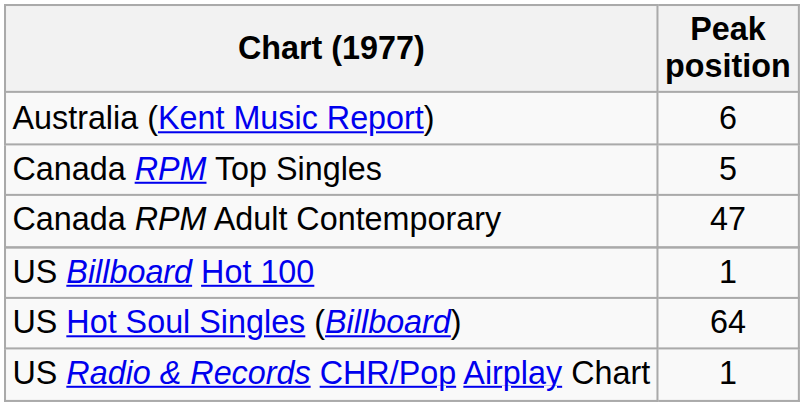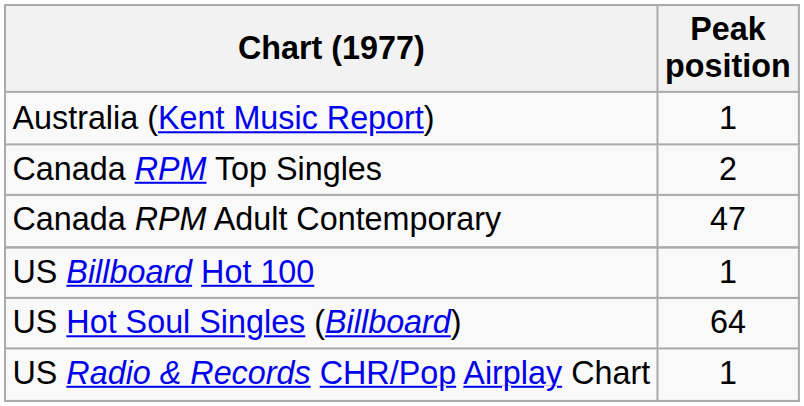(728, 117) 6 -> (728, 117) 1
(728, 169) 5 -> (728, 169) 2
